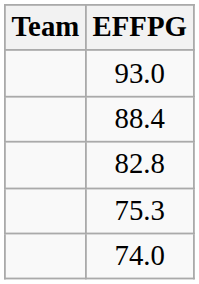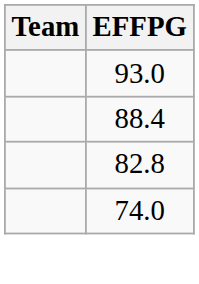- row: (140, 210)
